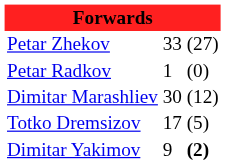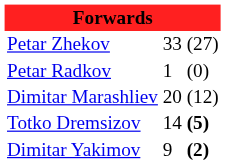(172, 96) 30 -> (172, 96) 20
(172, 123) 17 -> (172, 123) 14
(198, 123) normal -> (198, 123) bold
